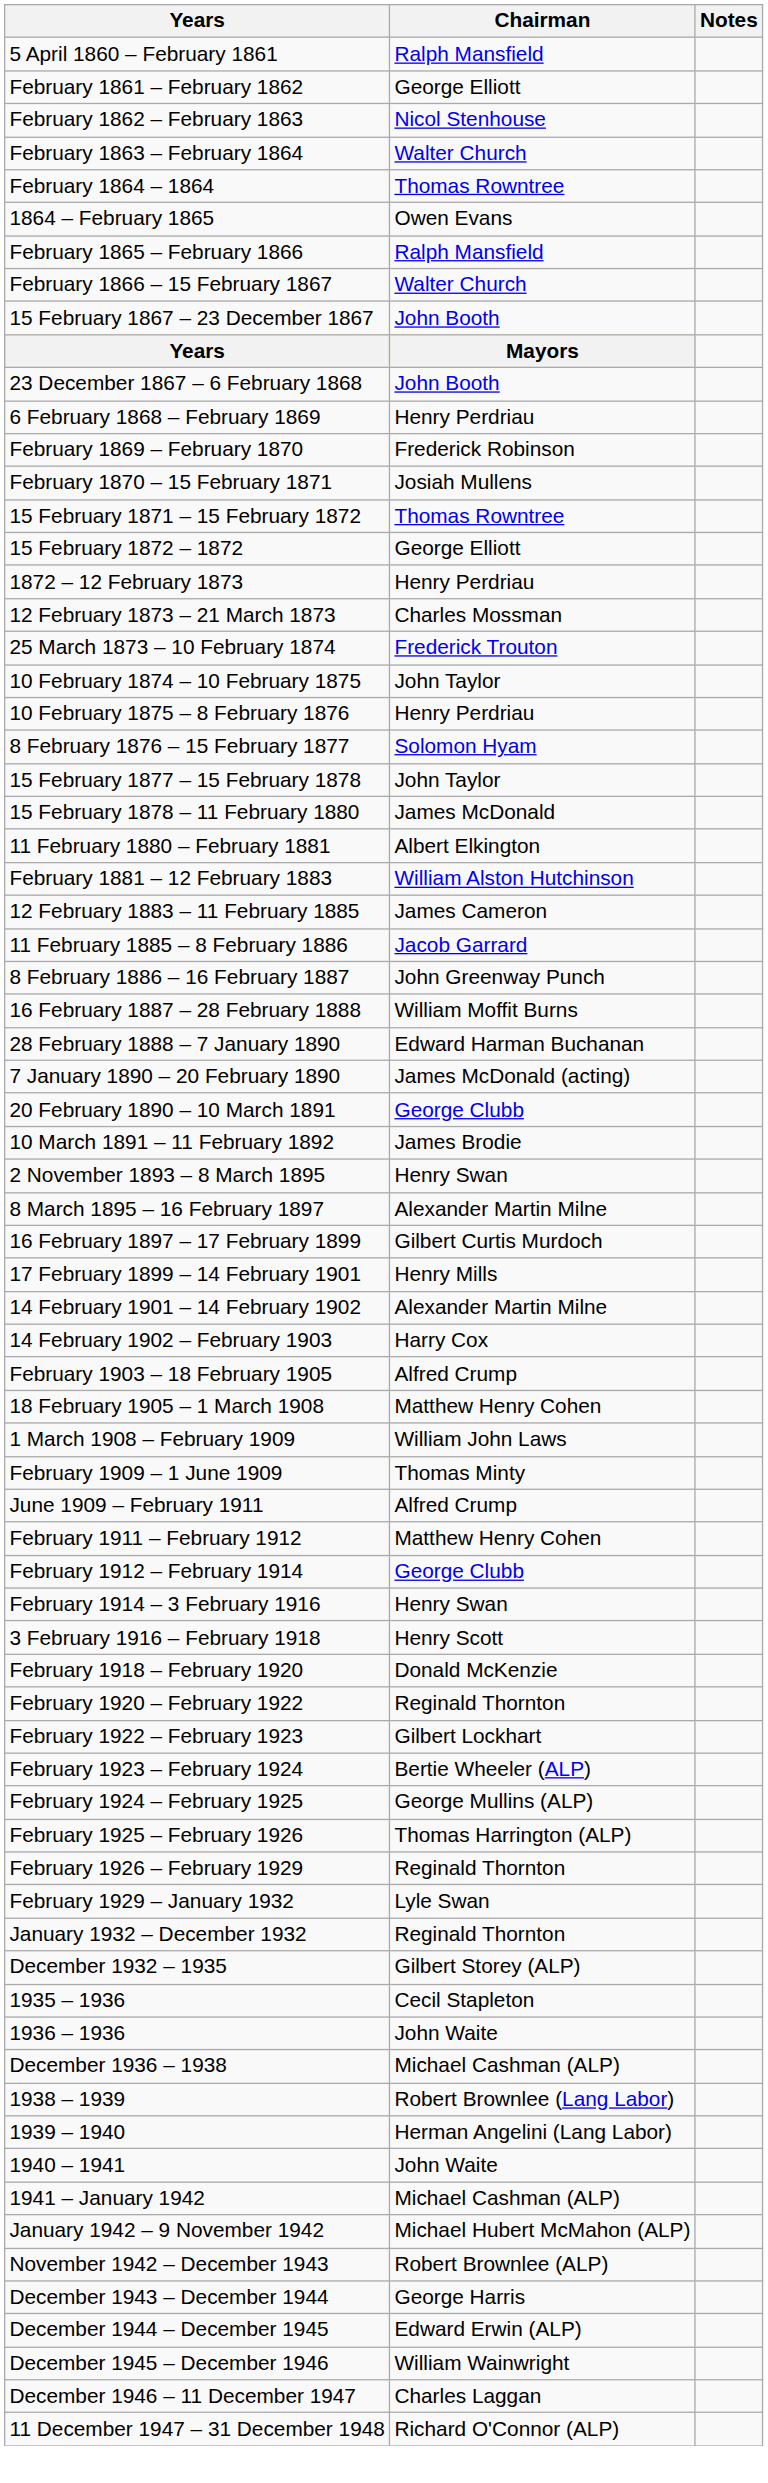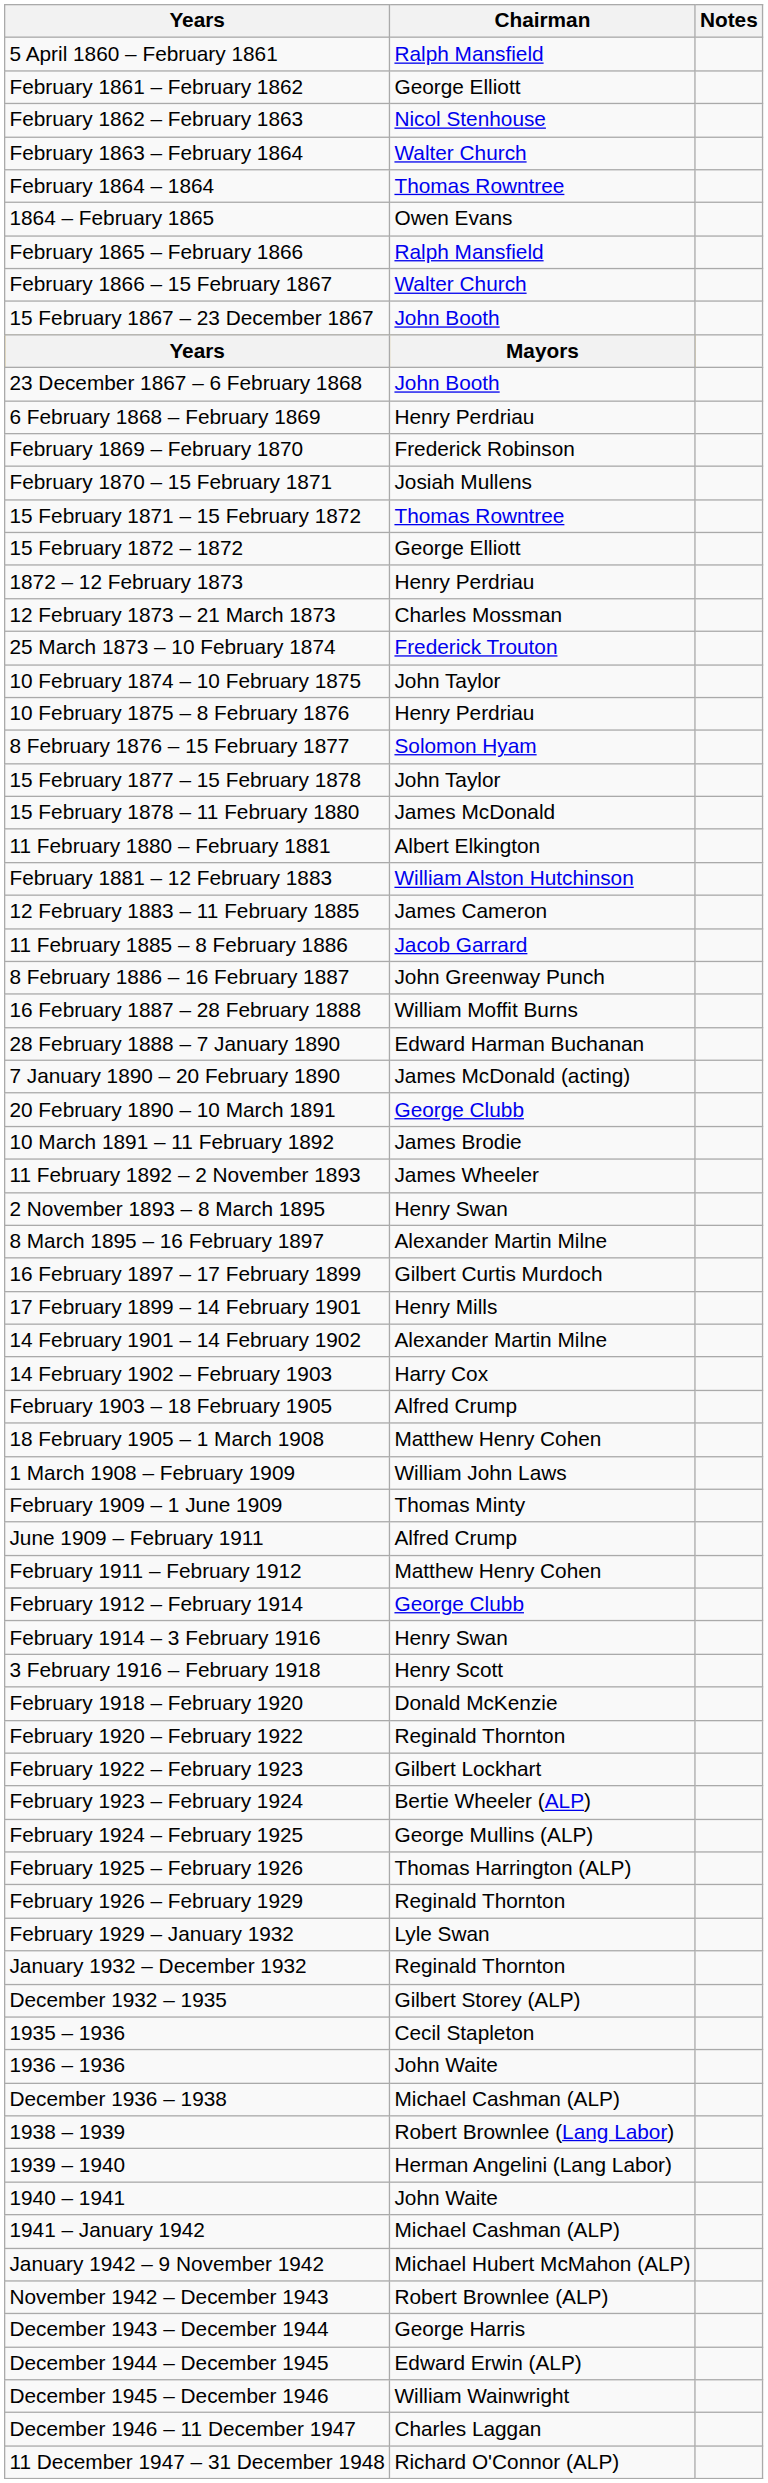+ row: (185, 1175)
